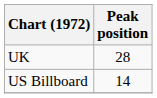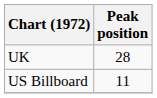(123, 81) 14 -> (123, 81) 11
